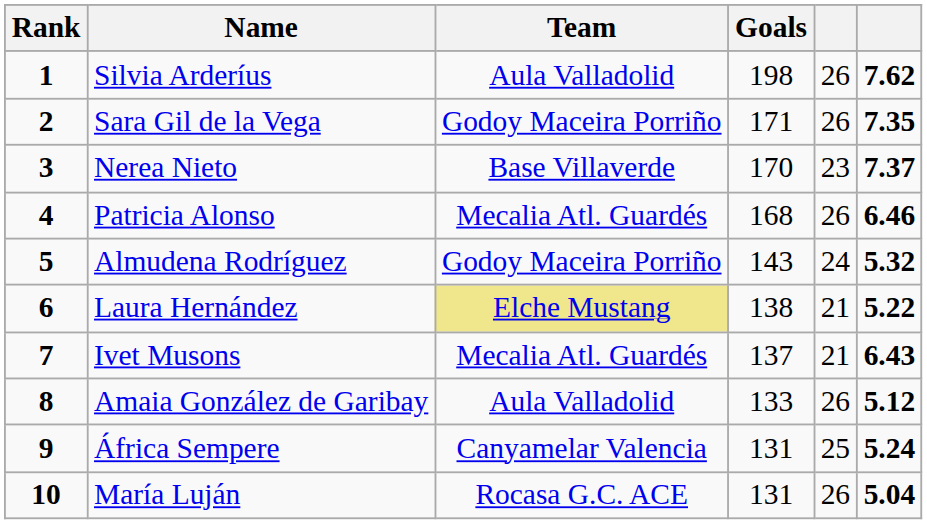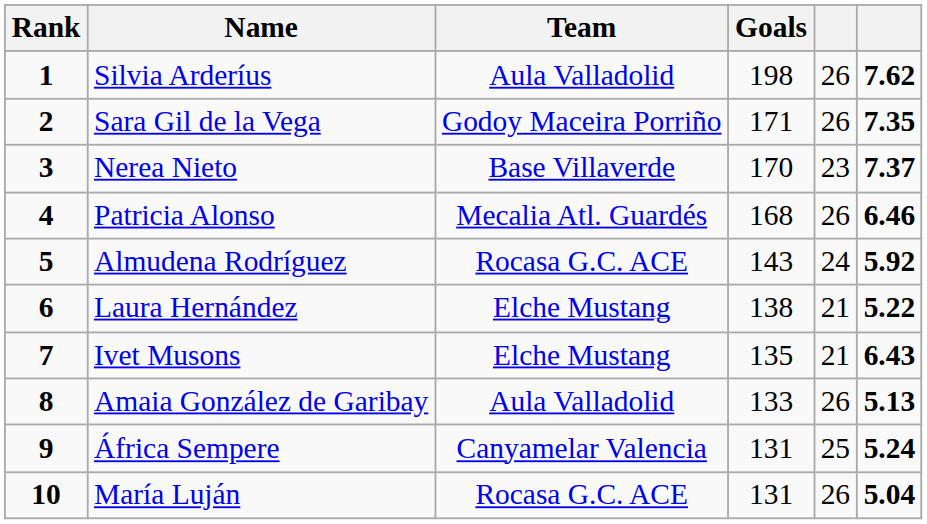(582, 261) Godoy Maceira Porriño -> (582, 261) Rocasa G.C. ACE
(889, 261) 5.32 -> (889, 261) 5.92
(582, 307) khaki background -> (582, 307) no background
(582, 354) Mecalia Atl. Guardés -> (582, 354) Elche Mustang
(771, 354) 137 -> (771, 354) 135
(889, 401) 5.12 -> (889, 401) 5.13
